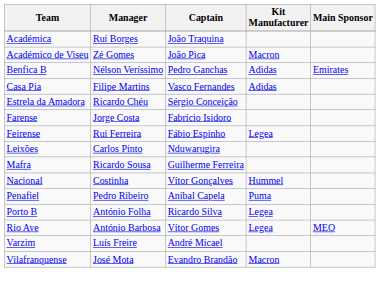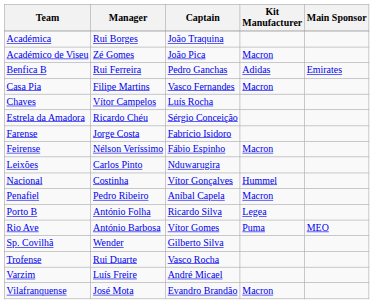(128, 70) Nélson Veríssimo -> (117, 70) Rui Ferreira
(263, 86) Adidas -> (258, 86) Macron
+ row: (21, 102)
(117, 133) Rui Ferreira -> (128, 149) Nélson Veríssimo
(261, 133) Legea -> (258, 149) Macron
- row: (19, 165)
(260, 196) Puma -> (258, 196) Macron
(261, 228) Legea -> (254, 228) Puma
+ row: (30, 243)
+ row: (24, 259)
